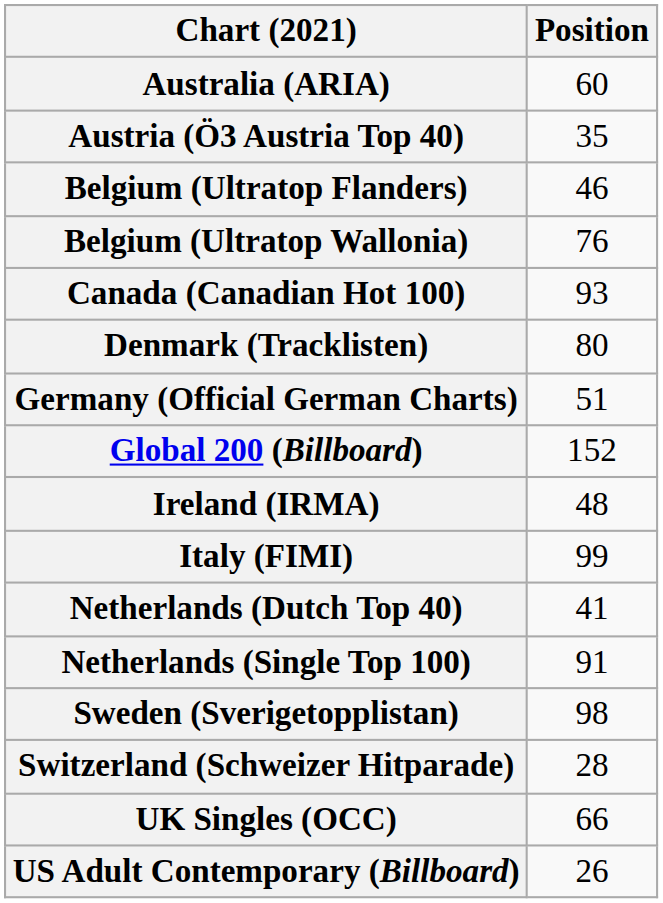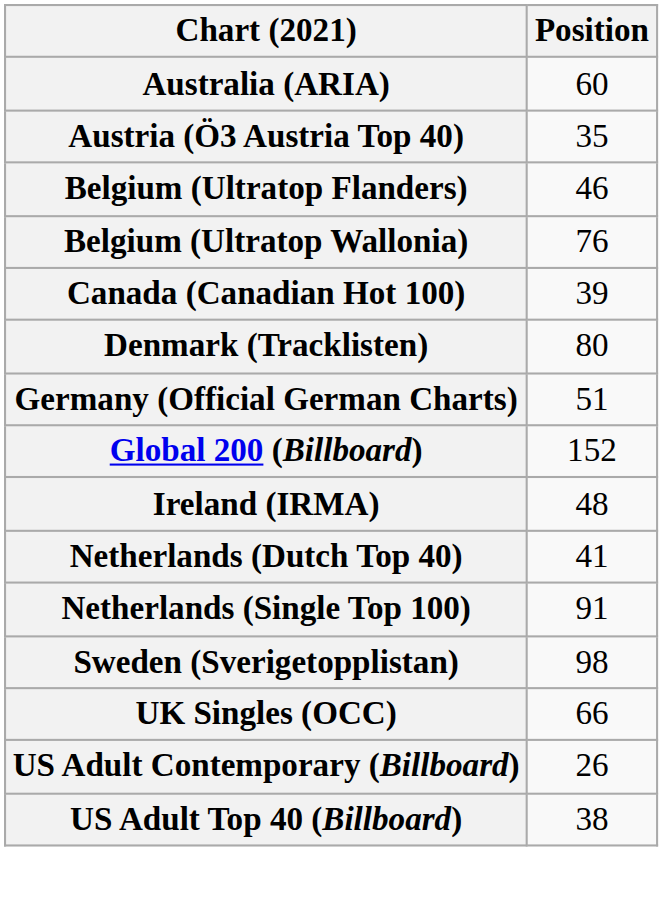(592, 293) 93 -> (592, 293) 39
- row: (266, 556)
- row: (266, 766)
+ row: (266, 818)
